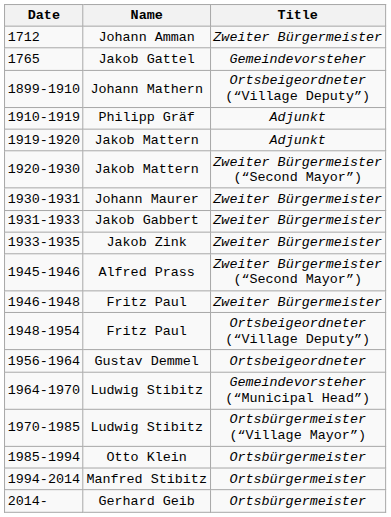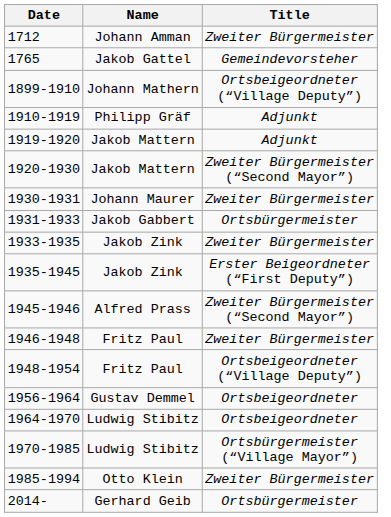(298, 221) Zweiter Bürgermeister -> (290, 221) Ortsbürgermeister
+ row: (44, 272)
(298, 390) Gemeindevorsteher (“Municipal Head”) -> (290, 420) Ortsbeigeordneter
(298, 457) Ortsbürgermeister -> (290, 479) Zweiter Bürgermeister
- row: (44, 479)
